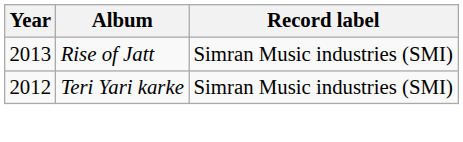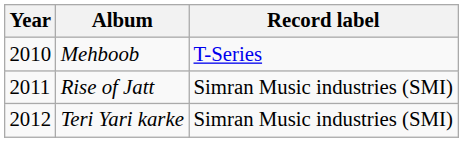+ row: (100, 53)
(30, 53) 2013 -> (30, 86) 2011
